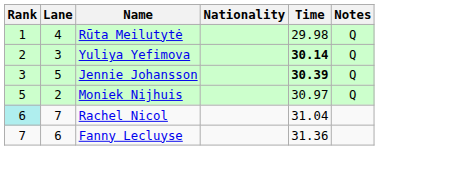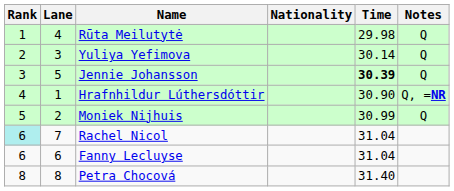(310, 55) bold -> (377, 55) normal
+ row: (172, 95)
(310, 95) 30.97 -> (377, 115) 30.99
(22, 135) 7 -> (22, 155) 6
(310, 135) 31.36 -> (377, 155) 31.04
+ row: (127, 176)
